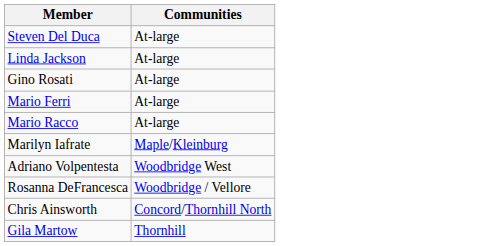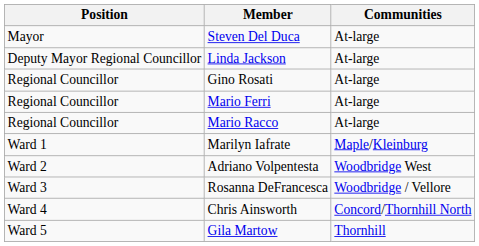+ column: (104, 15)
